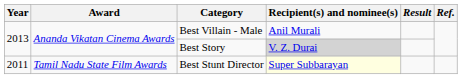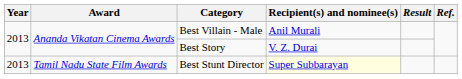(293, 47) lightgrey background -> (293, 47) no background
(18, 64) 2011 -> (18, 64) 2013
